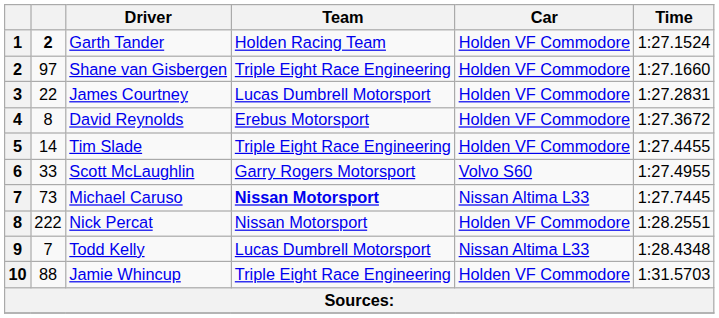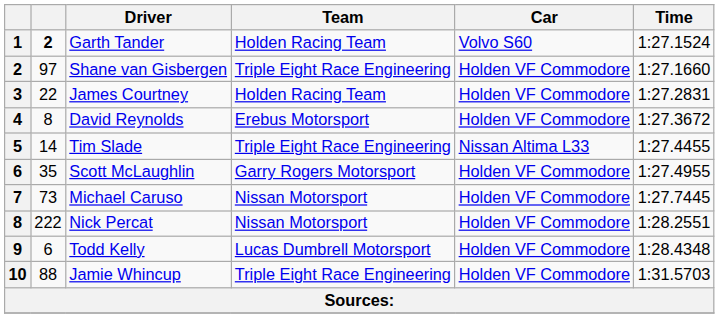(544, 43) Holden VF Commodore -> (495, 43) Volvo S60
(333, 94) Lucas Dumbrell Motorsport -> (310, 94) Holden Racing Team
(544, 146) Holden VF Commodore -> (524, 146) Nissan Altima L33
(48, 171) 33 -> (48, 171) 35
(495, 171) Volvo S60 -> (544, 171) Holden VF Commodore
(307, 197) bold -> (301, 197) normal
(524, 197) Nissan Altima L33 -> (544, 197) Holden VF Commodore
(48, 249) 7 -> (48, 249) 6
(524, 249) Nissan Altima L33 -> (544, 249) Holden VF Commodore
